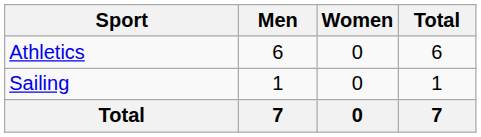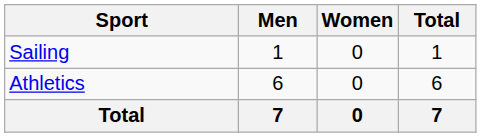rows swapped: (47, 52) <-> (39, 83)
